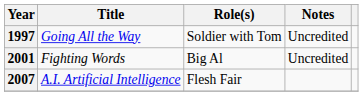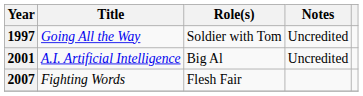(83, 58) Fighting Words -> (111, 58) A.I. Artificial Intelligence
(111, 79) A.I. Artificial Intelligence -> (83, 79) Fighting Words
